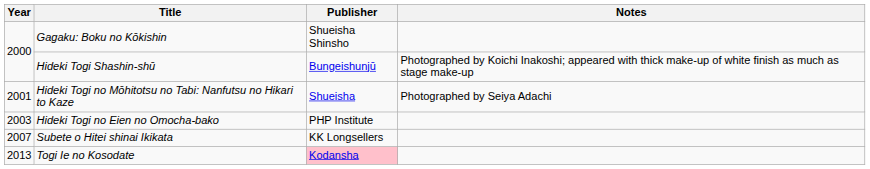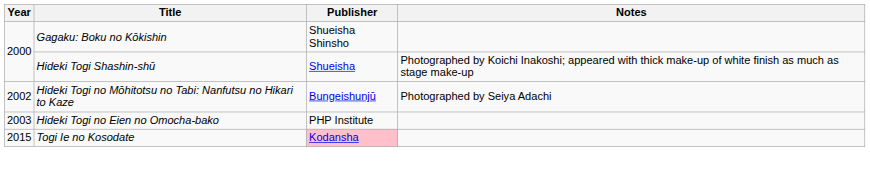(342, 66) Bungeishunjū -> (332, 66) Shueisha
(19, 96) 2001 -> (19, 96) 2002
(332, 96) Shueisha -> (342, 96) Bungeishunjū
- row: (105, 138)
(19, 155) 2013 -> (19, 138) 2015
